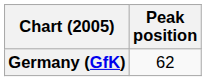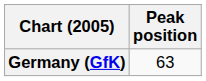(165, 62) 62 -> (165, 62) 63
